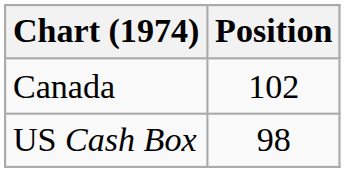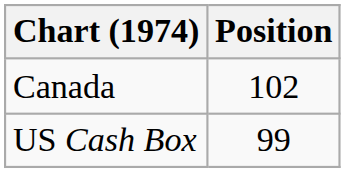(274, 139) 98 -> (274, 139) 99
